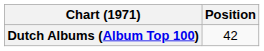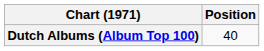(230, 35) 42 -> (230, 35) 40
